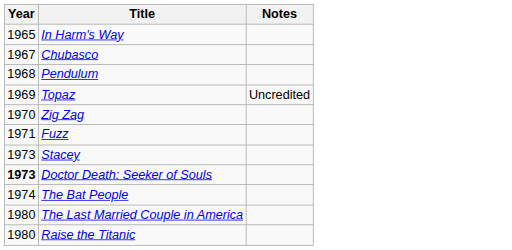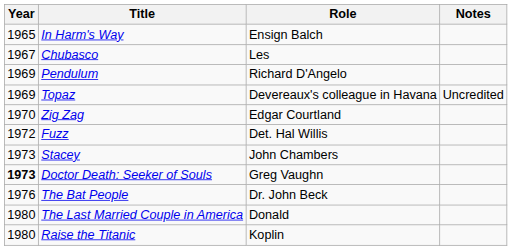+ column: (343, 14)
(21, 74) 1968 -> (21, 74) 1969
(21, 134) 1971 -> (21, 134) 1972
(21, 194) 1974 -> (21, 194) 1976
